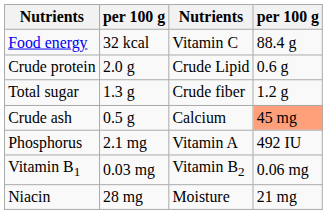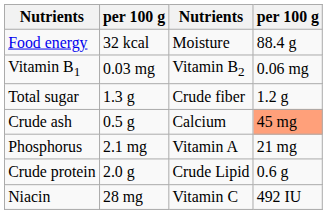(205, 42) Vitamin C -> (201, 42) Moisture
rows swapped: (52, 67) <-> (44, 169)
(279, 142) 492 IU -> (277, 146) 21 mg
(201, 197) Moisture -> (205, 197) Vitamin C
(277, 197) 21 mg -> (279, 197) 492 IU
